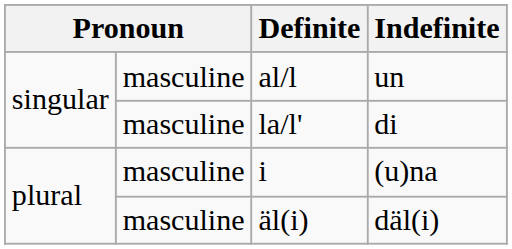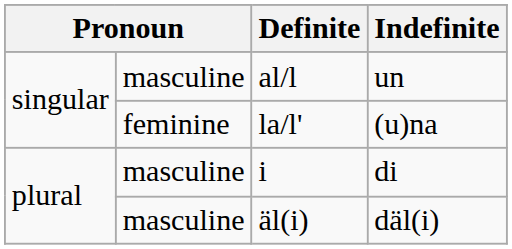(184, 123) masculine -> (176, 123) feminine
(386, 123) di -> (406, 123) (u)na
(406, 171) (u)na -> (386, 171) di
